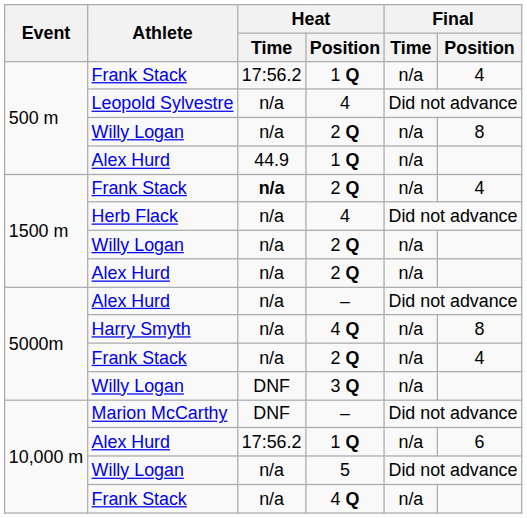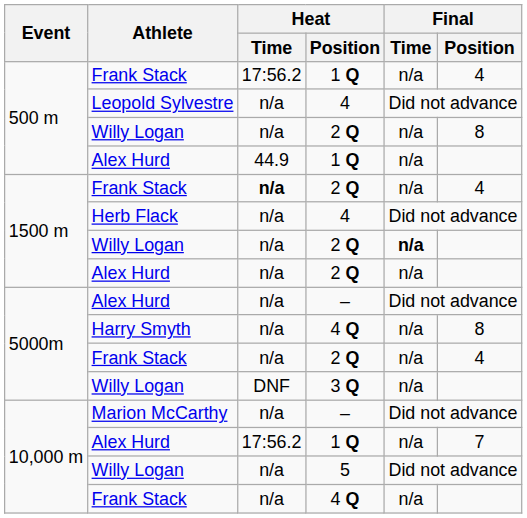(411, 245) normal -> (411, 245) bold
(272, 414) DNF -> (272, 414) n/a
(480, 442) 6 -> (480, 442) 7
